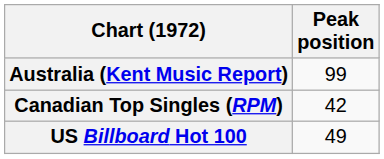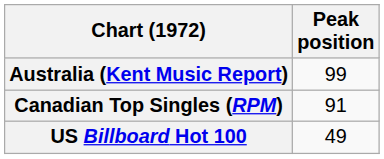(336, 105) 42 -> (336, 105) 91
